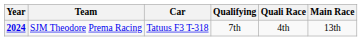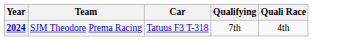- column: (332, 12)
